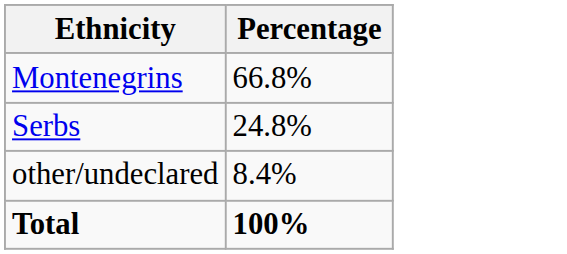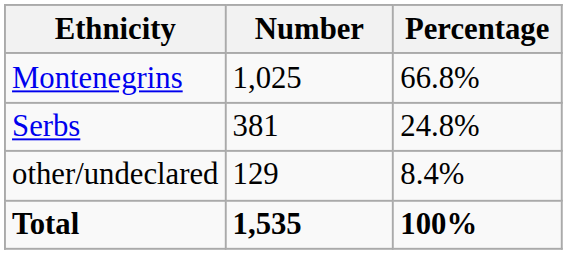+ column: (309, 28)
